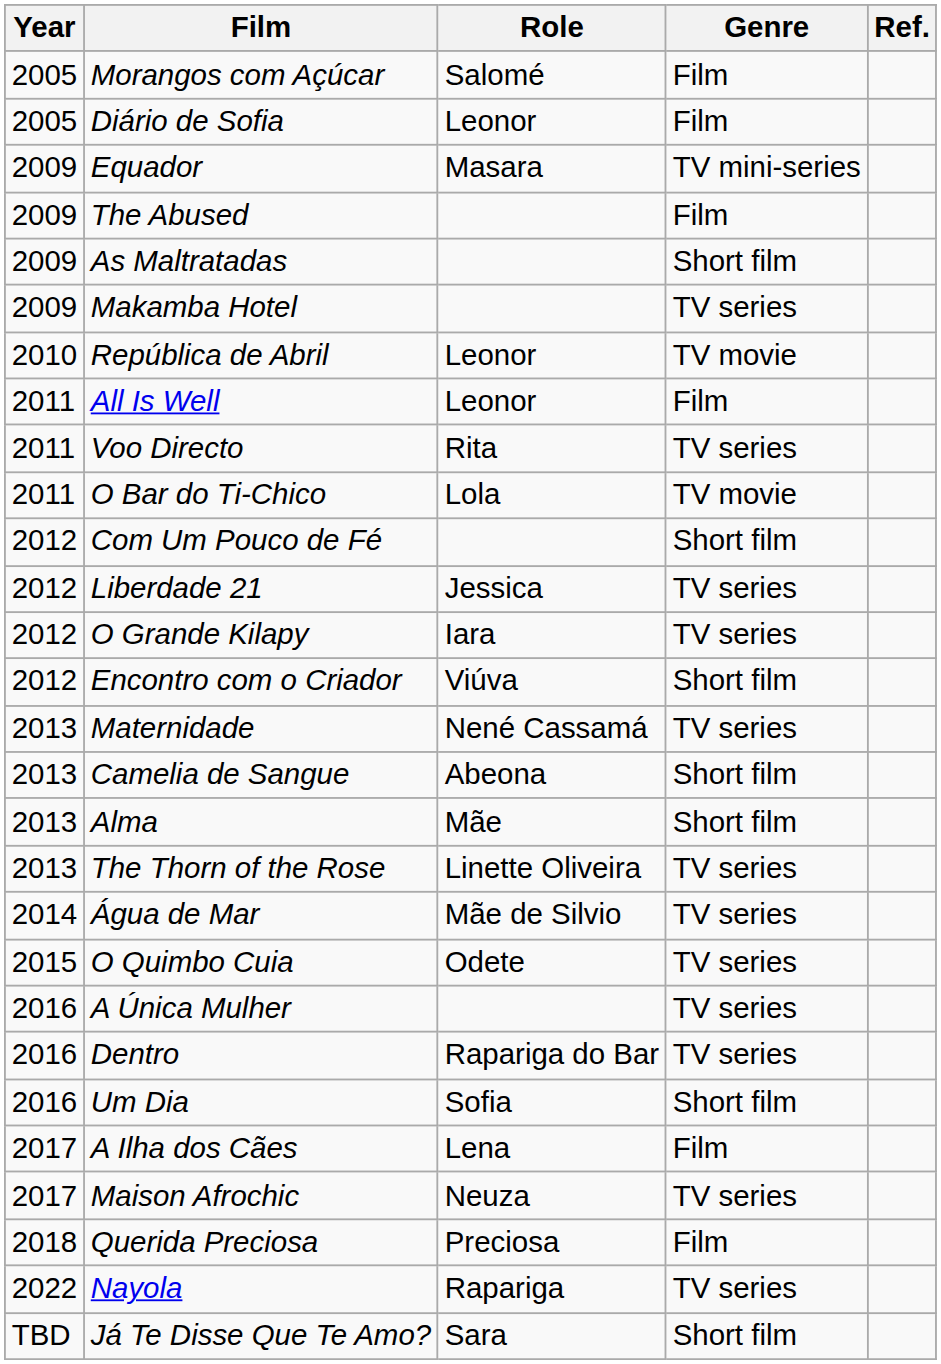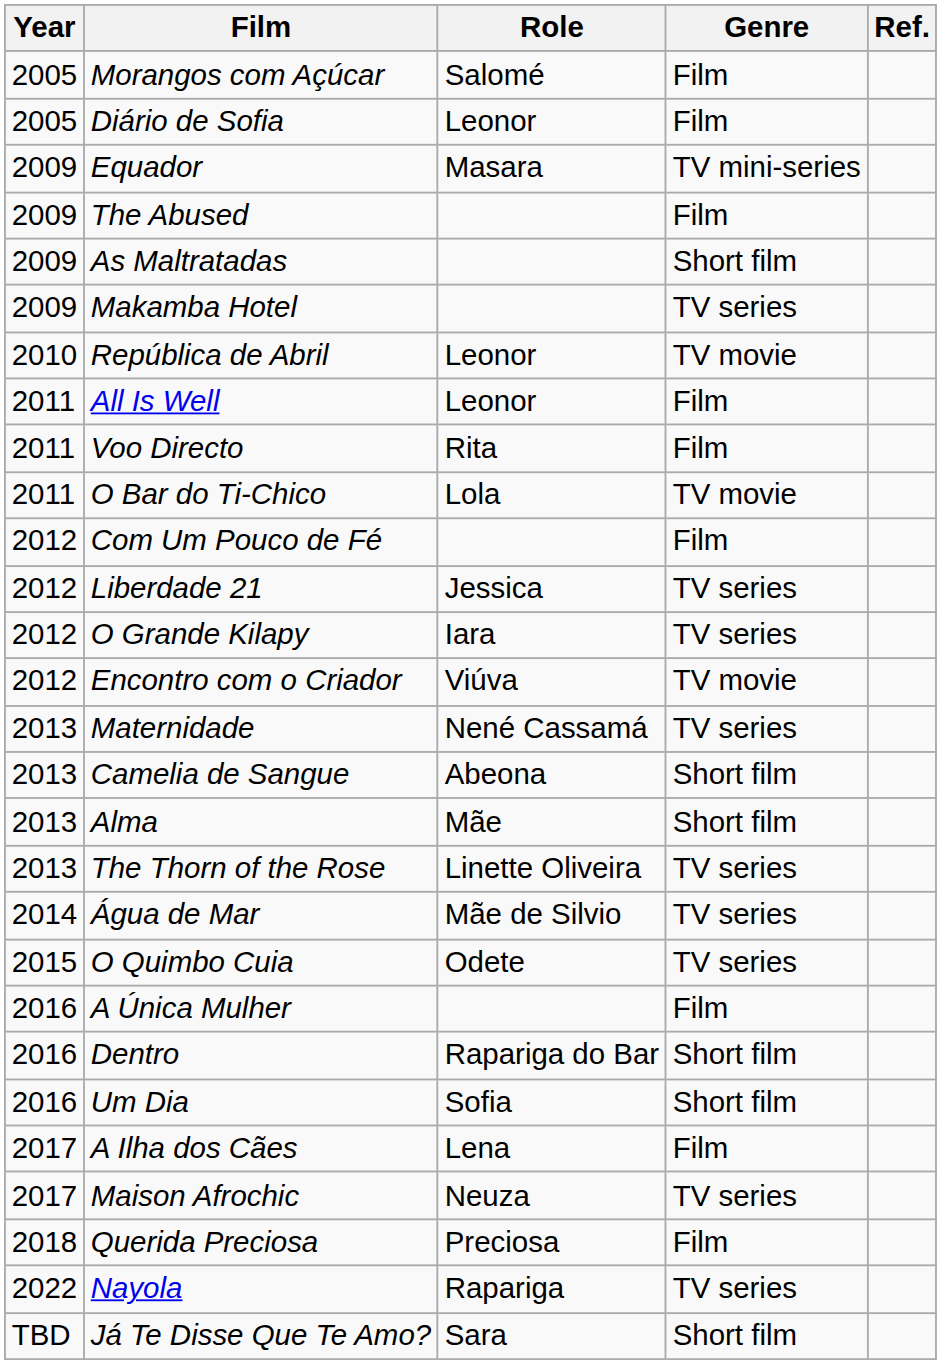(735, 448) TV series -> (700, 448) Film
(735, 541) Short film -> (700, 541) Film
(735, 681) Short film -> (735, 681) TV movie
(735, 1008) TV series -> (700, 1008) Film
(735, 1055) TV series -> (735, 1055) Short film
